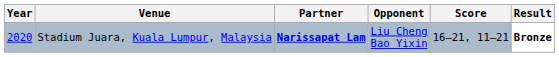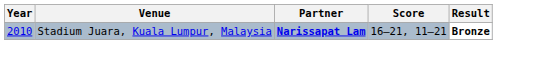- column: (399, 13)
(20, 37) 2020 -> (20, 31) 2010
